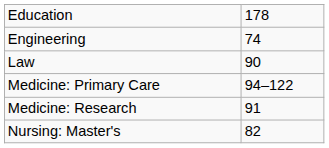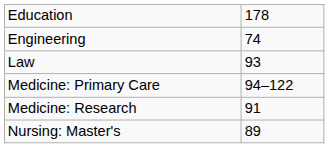(253, 62) 90 -> (253, 62) 93
(253, 131) 82 -> (253, 131) 89
